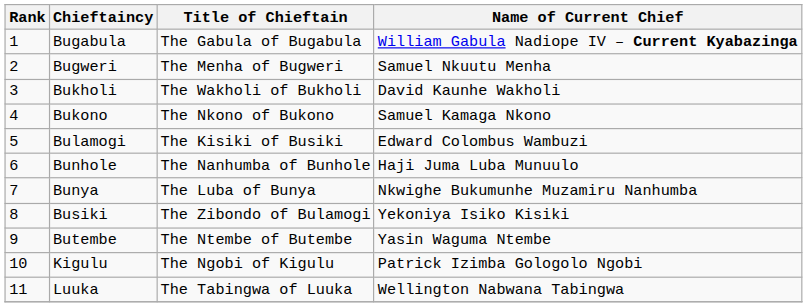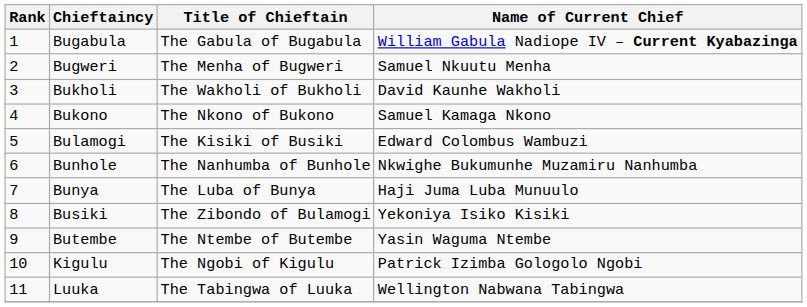(478, 166) Haji Juma Luba Munuulo -> (538, 166) Nkwighe Bukumunhe Muzamiru Nanhumba
(538, 191) Nkwighe Bukumunhe Muzamiru Nanhumba -> (478, 191) Haji Juma Luba Munuulo
